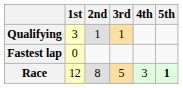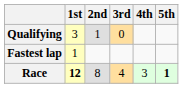(122, 34) 1 -> (122, 34) 0
(75, 54) 0 -> (75, 54) 1
(75, 73) normal -> (75, 73) bold
(122, 73) 5 -> (122, 73) 4
